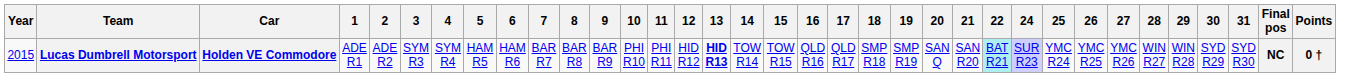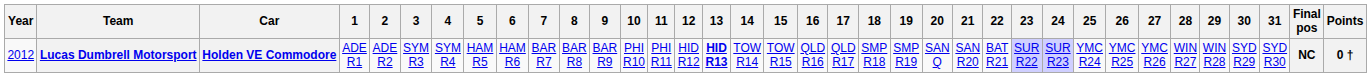+ column: (1027, 21)
(21, 55) 2015 -> (21, 55) 2012
(997, 55) paleturquoise background -> (997, 55) no background
